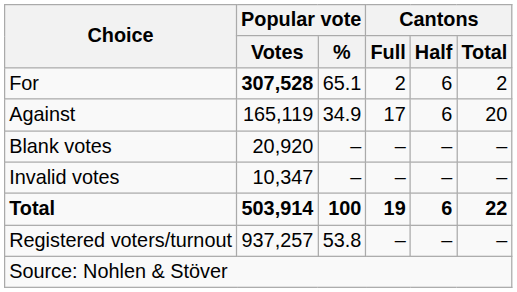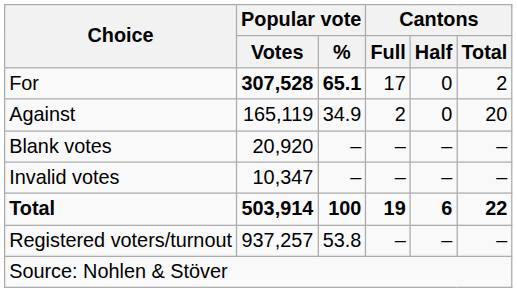(342, 83) normal -> (342, 83) bold
(400, 83) 2 -> (395, 83) 17
(447, 83) 6 -> (447, 83) 0
(395, 114) 17 -> (400, 114) 2
(447, 114) 6 -> (447, 114) 0
